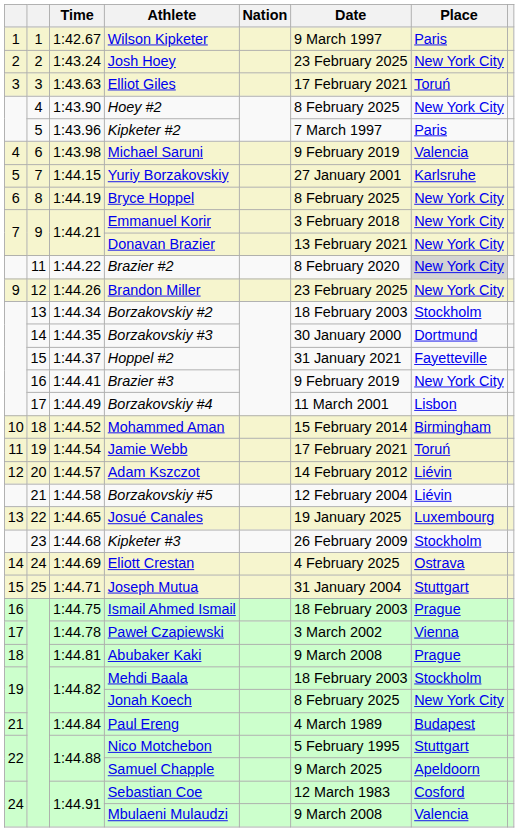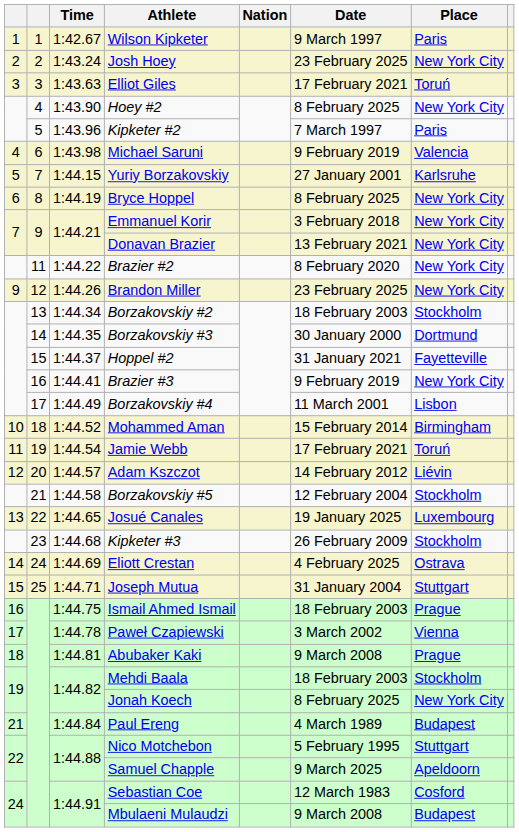(459, 267) lightgrey background -> (459, 267) no background
(433, 495) Liévin -> (448, 495) Stockholm
(441, 815) Valencia -> (445, 815) Budapest
